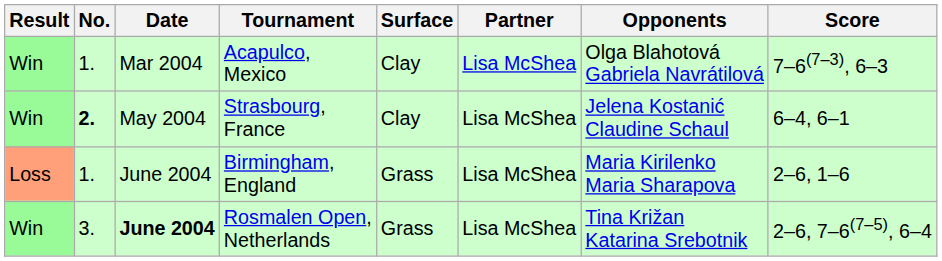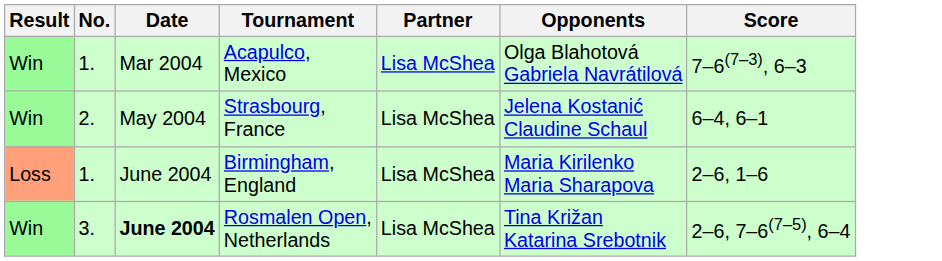- column: (417, 20)
(87, 118) bold -> (87, 118) normal
